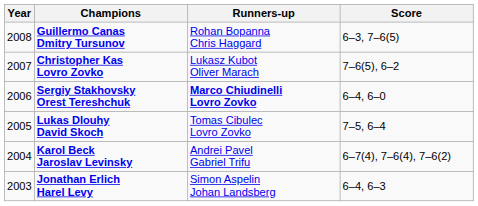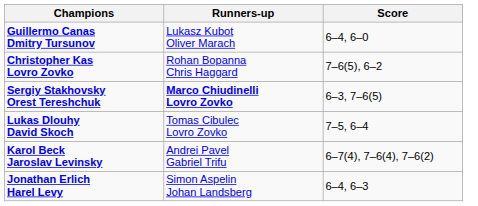- column: (19, 14)
(230, 37) Rohan Bopanna Chris Haggard -> (201, 37) Lukasz Kubot Oliver Marach
(371, 37) 6–3, 7–6(5) -> (347, 37) 6–4, 6–0
(224, 67) Lukasz Kubot Oliver Marach -> (206, 67) Rohan Bopanna Chris Haggard
(364, 97) 6–4, 6–0 -> (354, 97) 6–3, 7–6(5)
